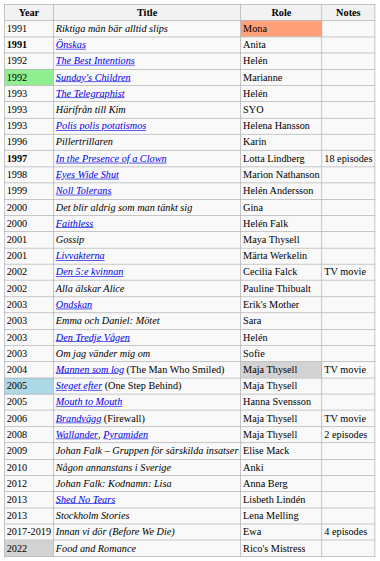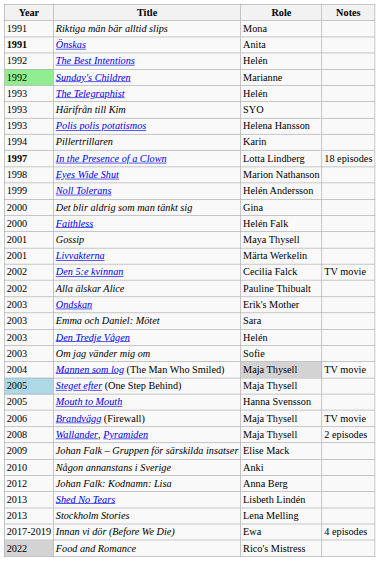(255, 28) lightsalmon background -> (255, 28) no background
(17, 142) 1996 -> (17, 142) 1994
